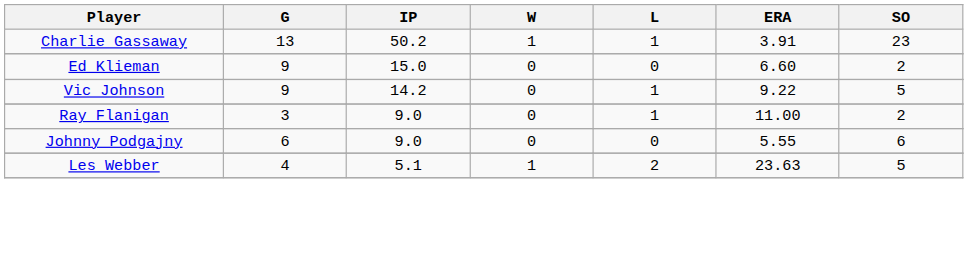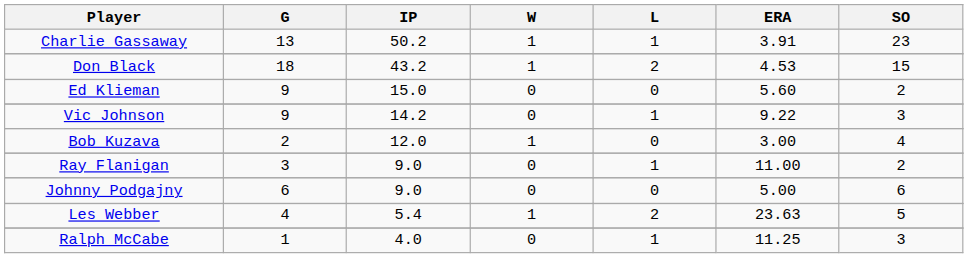+ row: (114, 67)
(778, 67) 6.60 -> (778, 91) 5.60
(901, 91) 5 -> (901, 116) 3
+ row: (114, 141)
(778, 141) 5.55 -> (778, 191) 5.00
(408, 166) 5.1 -> (408, 215) 5.4
+ row: (114, 240)
